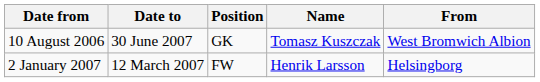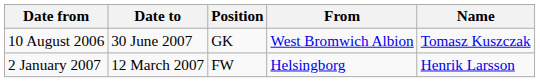columns swapped: (325, 16) <-> (459, 16)
